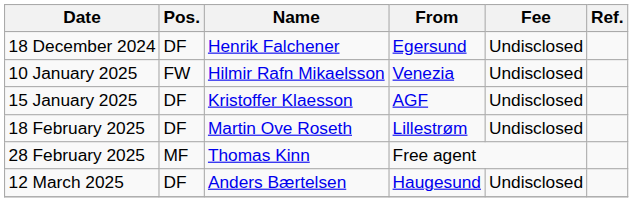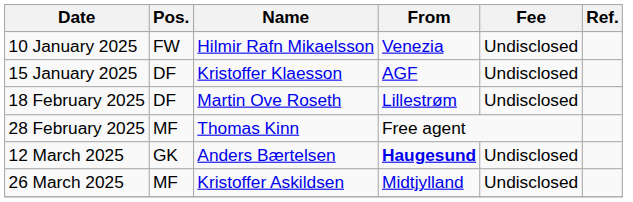- row: (82, 45)
(175, 182) DF -> (165, 155) GK
(437, 182) normal -> (429, 155) bold
+ row: (66, 182)
